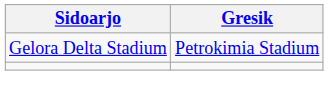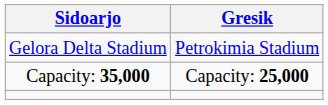+ row: (88, 76)
